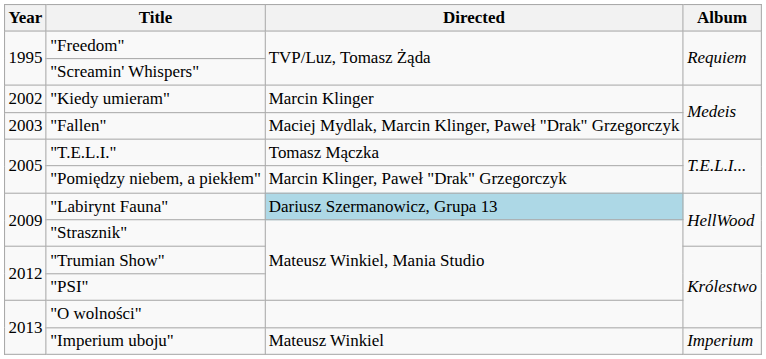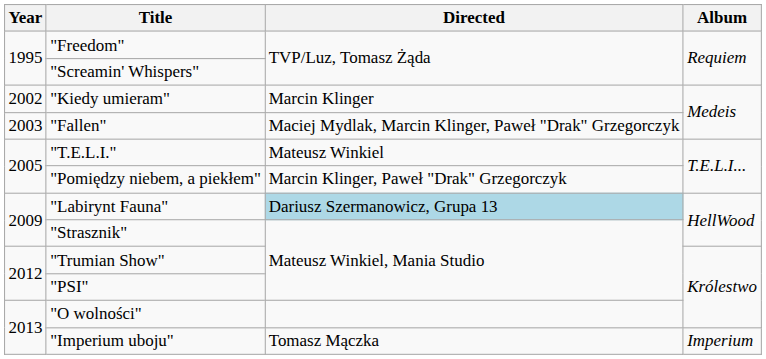(324, 152) Tomasz Mączka -> (326, 152) Mateusz Winkiel
(326, 340) Mateusz Winkiel -> (324, 340) Tomasz Mączka
